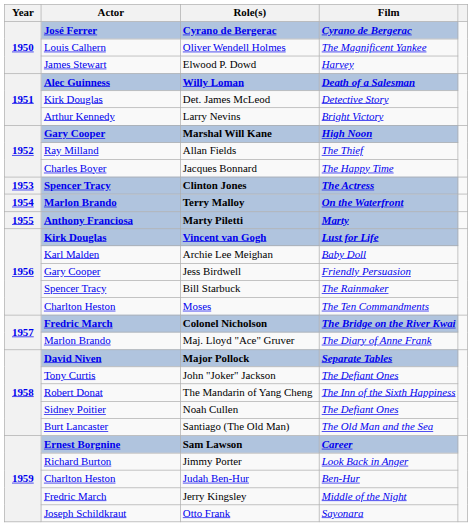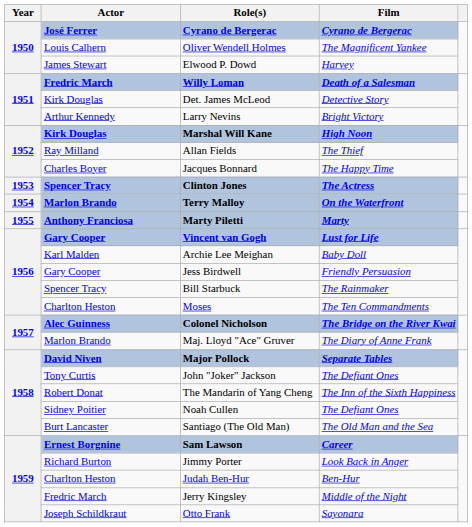(77, 82) Alec Guinness -> (78, 82) Fredric March
(75, 133) Gary Cooper -> (75, 133) Kirk Douglas
(75, 237) Kirk Douglas -> (75, 237) Gary Cooper
(78, 323) Fredric March -> (77, 323) Alec Guinness
